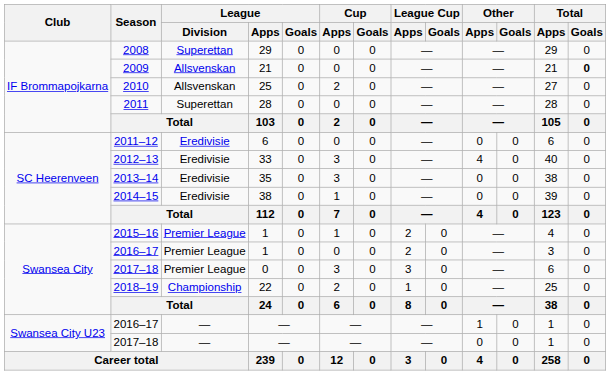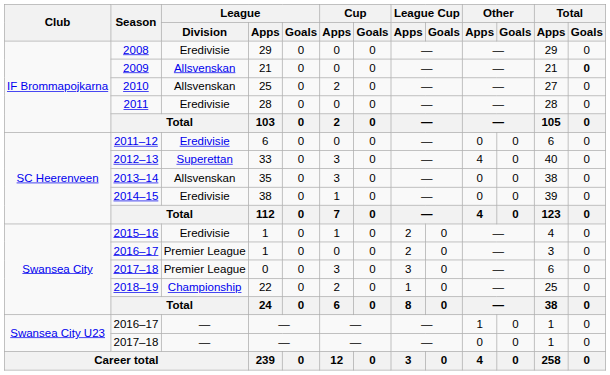(205, 50) Superettan -> (205, 50) Eredivisie
(205, 104) Superettan -> (205, 104) Eredivisie
(205, 159) Eredivisie -> (205, 159) Superettan
(205, 178) Eredivisie -> (205, 178) Allsvenskan
(205, 232) Premier League -> (205, 232) Eredivisie
